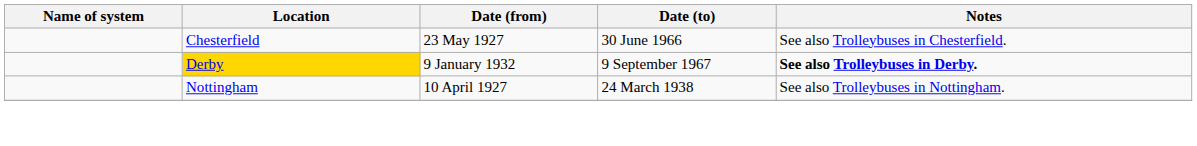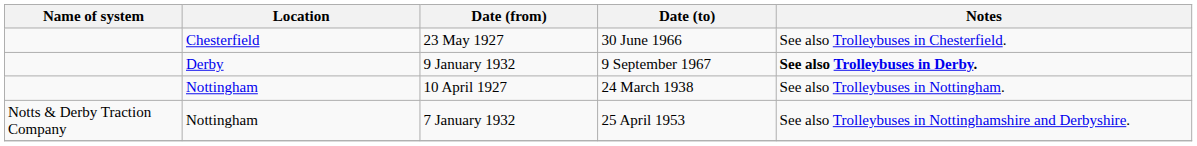(205, 64) gold background -> (205, 64) no background
+ row: (469, 120)
